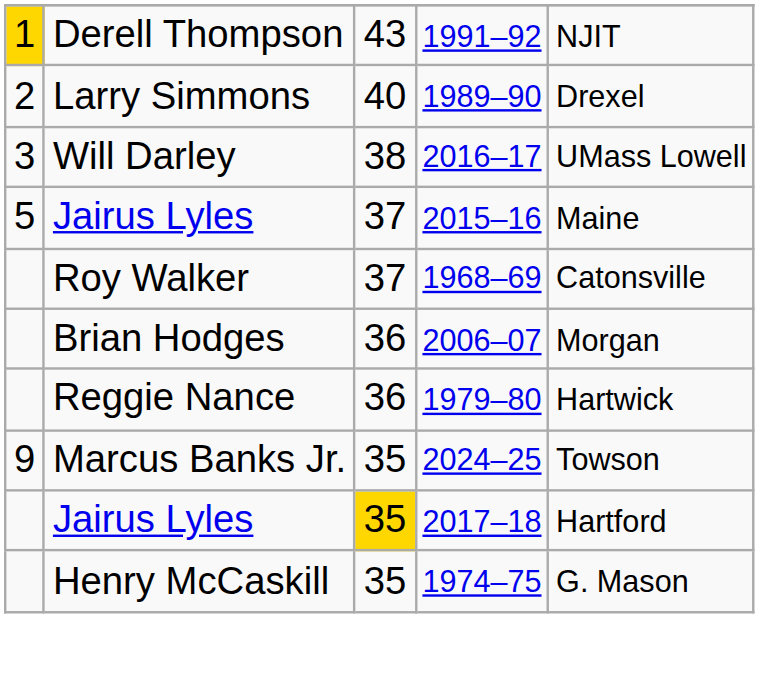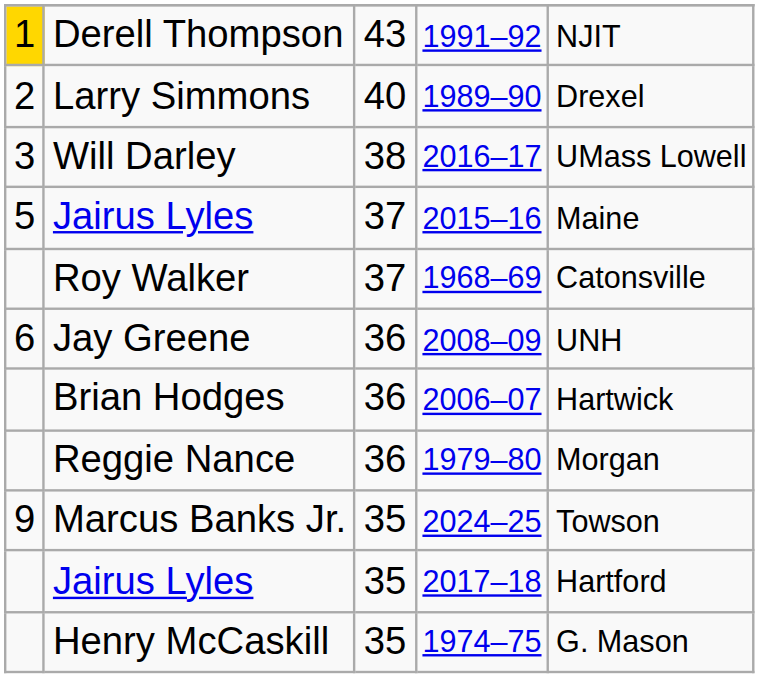+ row: (152, 338)
(608, 339) Morgan -> (615, 399) Hartwick
(615, 399) Hartwick -> (608, 460) Morgan
(385, 519) gold background -> (385, 580) no background
